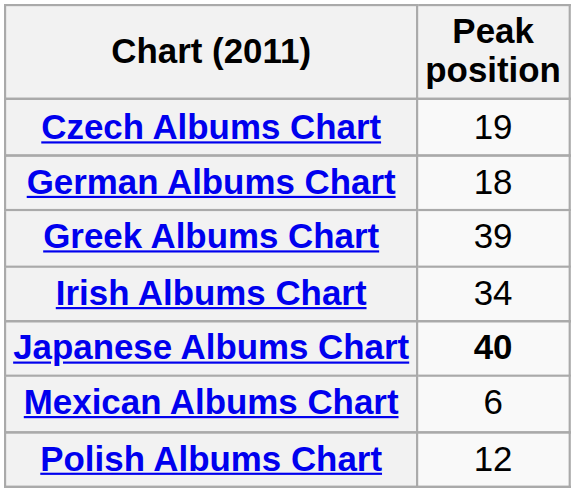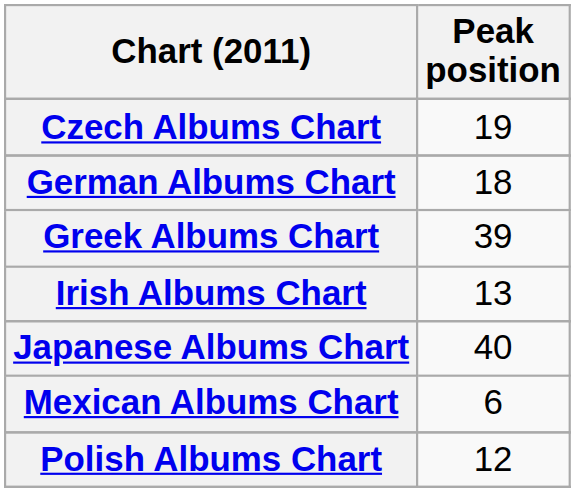(493, 292) 34 -> (493, 292) 13
(493, 347) bold -> (493, 347) normal
